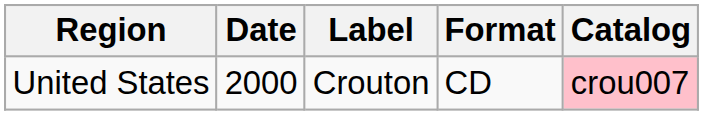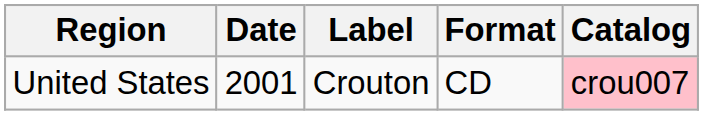(261, 82) 2000 -> (261, 82) 2001
